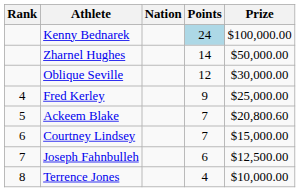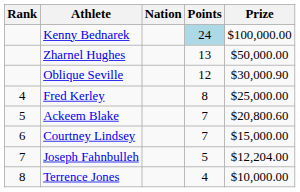(205, 55) 14 -> (205, 55) 13
(260, 75) $30,000.00 -> (260, 75) $30,000.90
(205, 95) 9 -> (205, 95) 8
(205, 156) 6 -> (205, 156) 5
(260, 156) $12,500.00 -> (260, 156) $12,204.00
